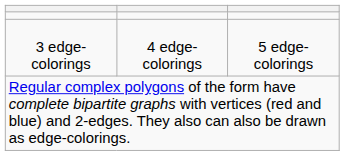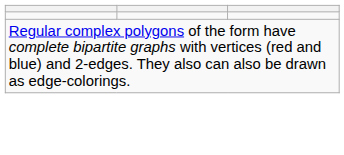- row: (61, 56)
